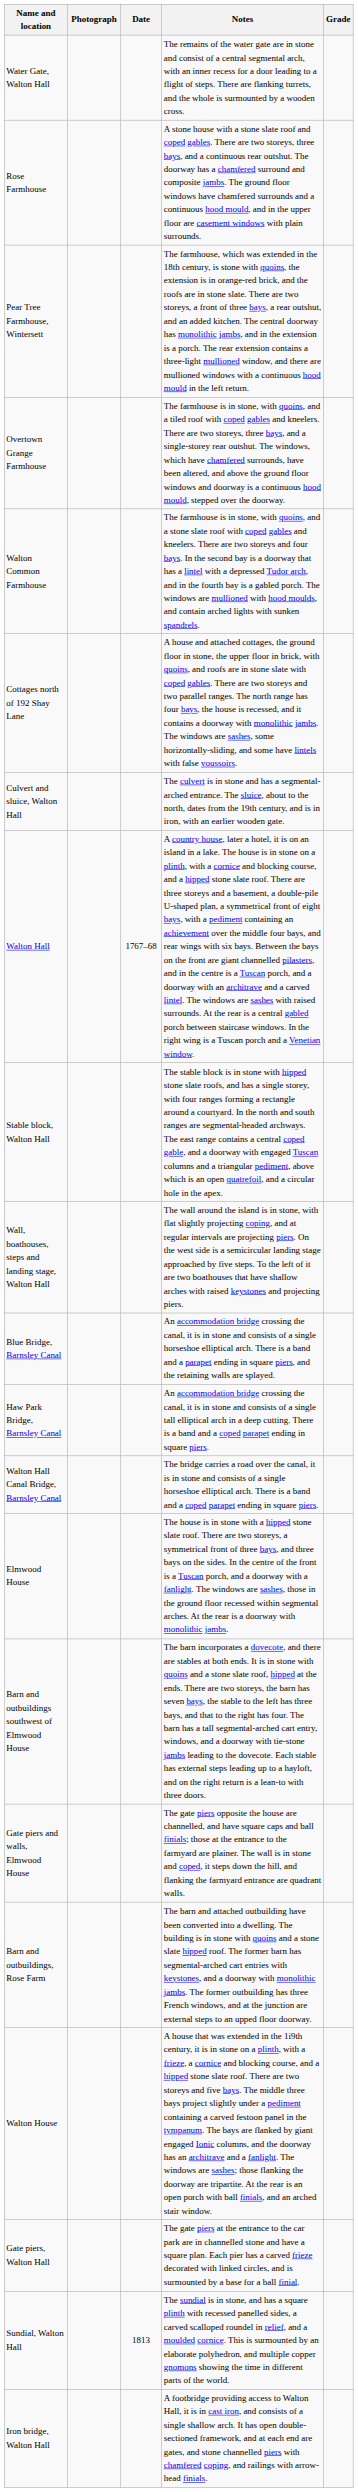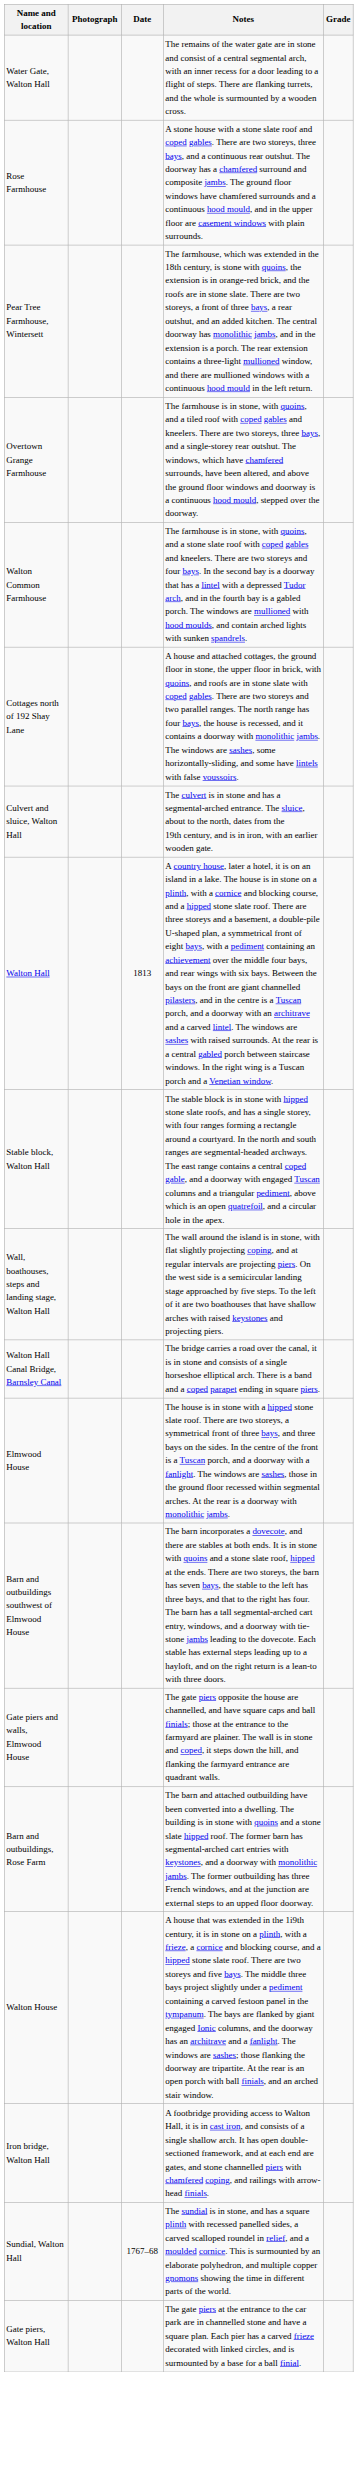(141, 946) 1767–68 -> (142, 973) 1813
- row: (34, 1348)
- row: (34, 1420)
rows swapped: (28, 2438) <-> (28, 2255)
(141, 2340) 1813 -> (142, 2251) 1767–68
